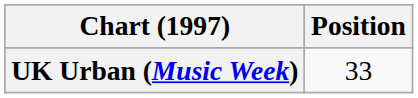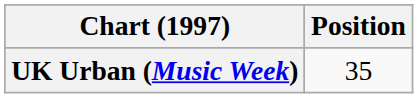(358, 69) 33 -> (358, 69) 35
